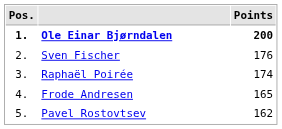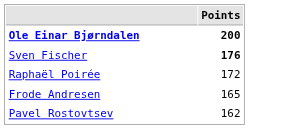- column: (22, 15)
(263, 55) normal -> (231, 55) bold
(263, 75) 174 -> (231, 75) 172
